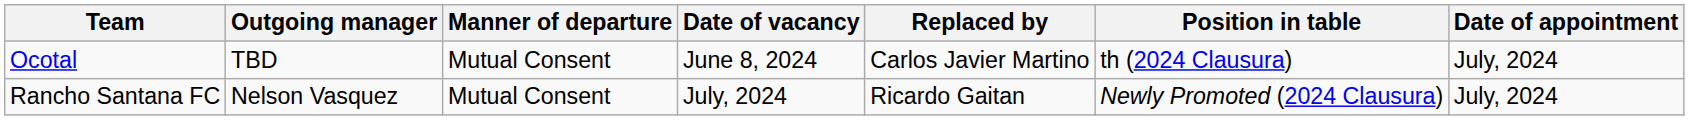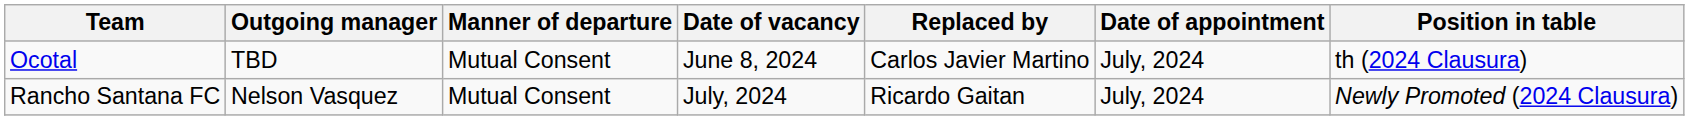columns swapped: (1566, 22) <-> (1272, 22)
